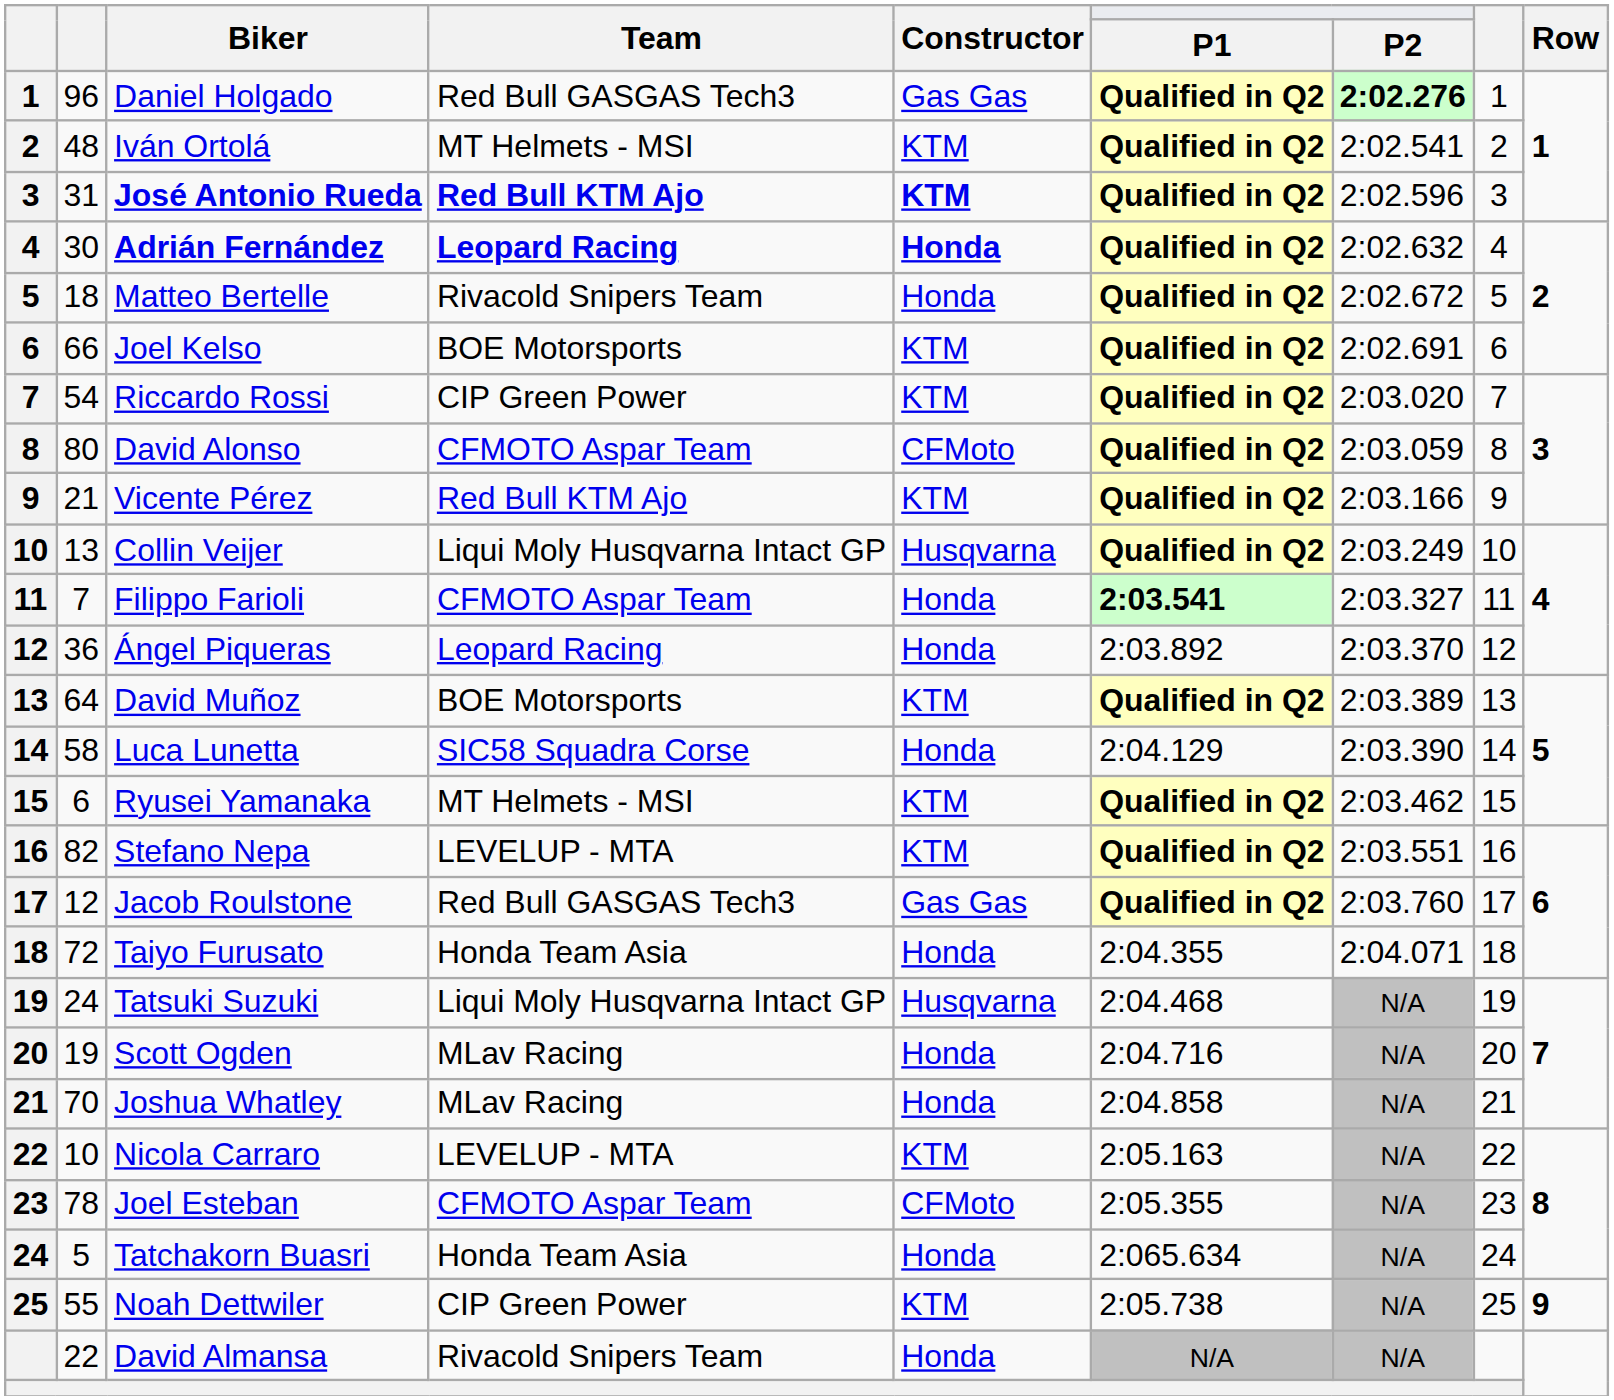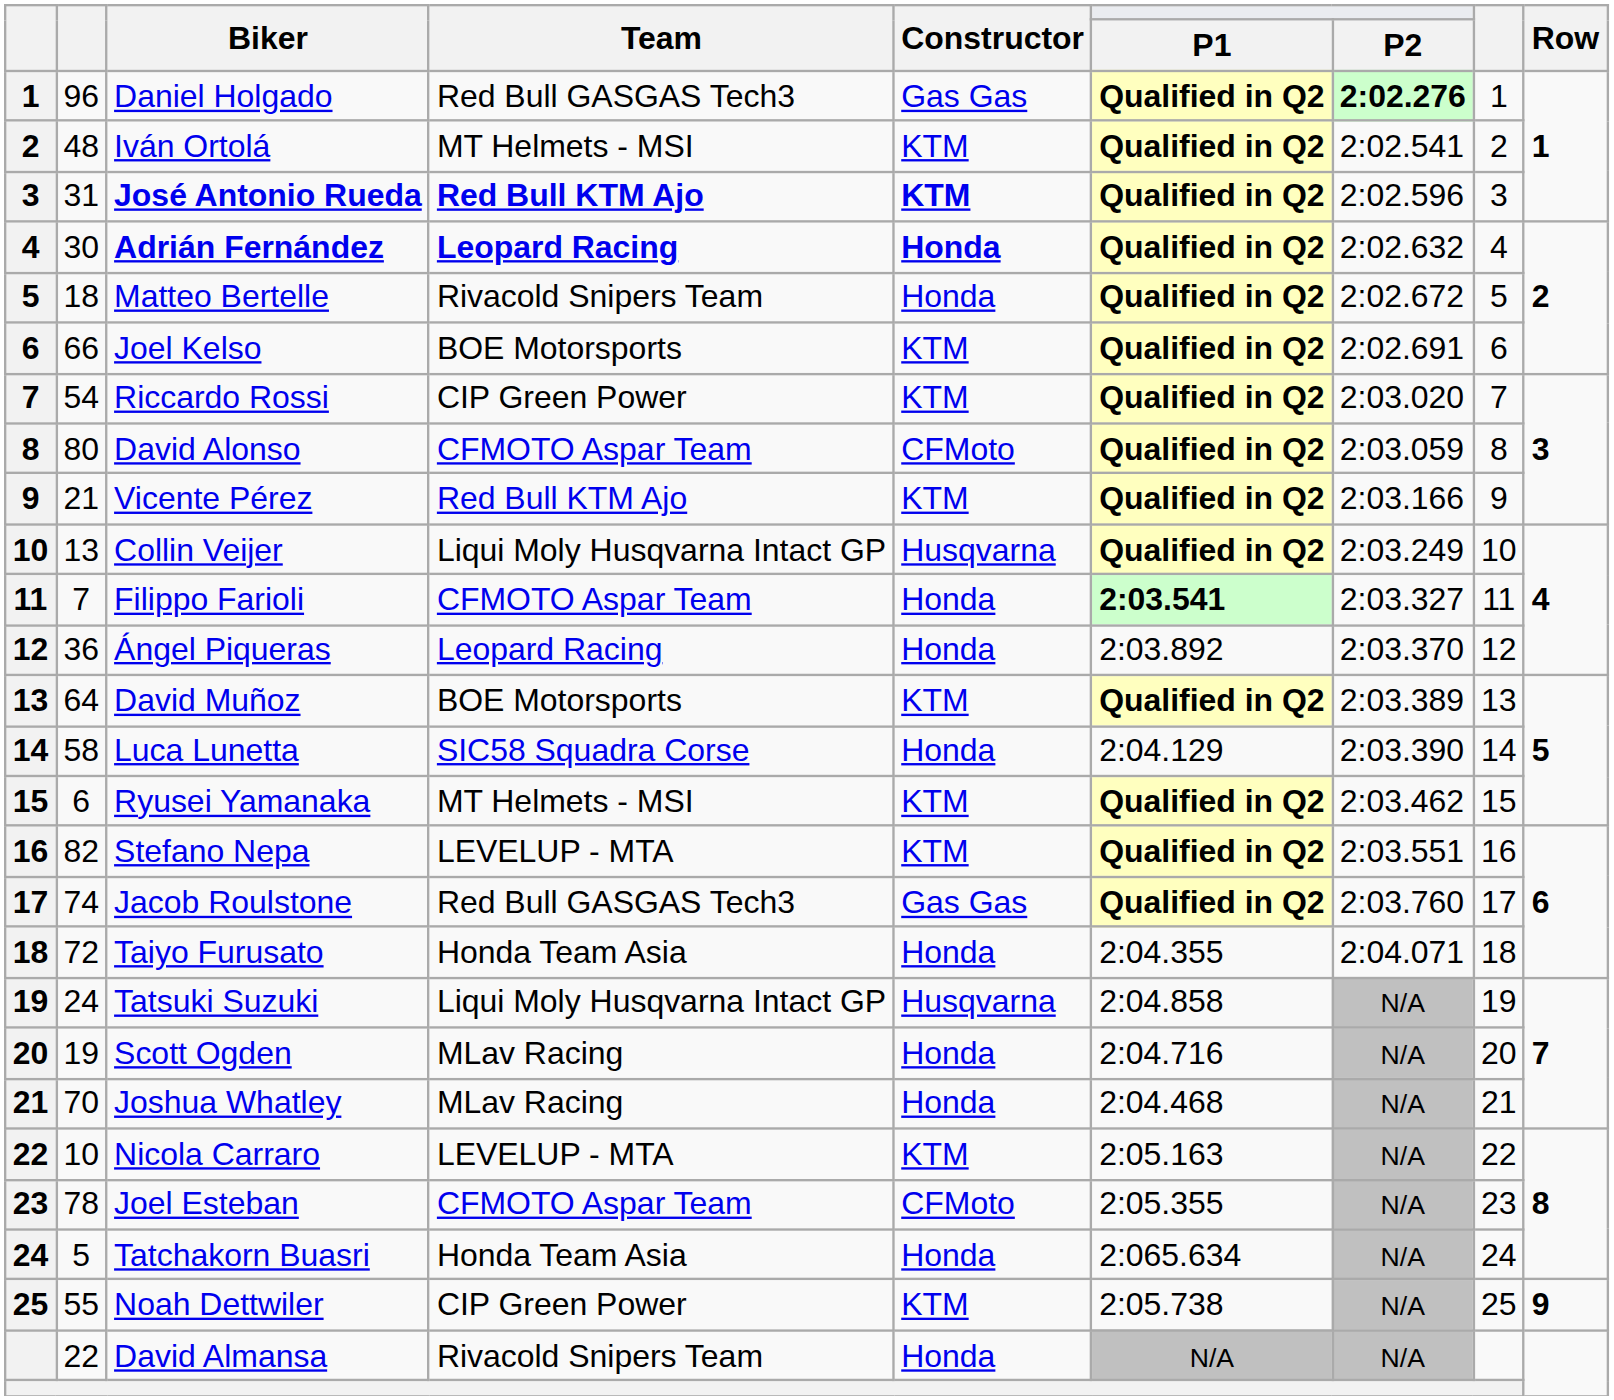(81, 902) 12 -> (81, 902) 74
(1161, 1002) 2:04.468 -> (1161, 1002) 2:04.858
(1161, 1103) 2:04.858 -> (1161, 1103) 2:04.468
